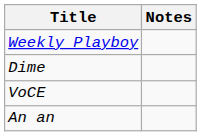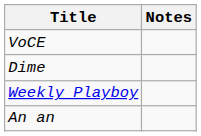rows swapped: (73, 42) <-> (27, 93)
